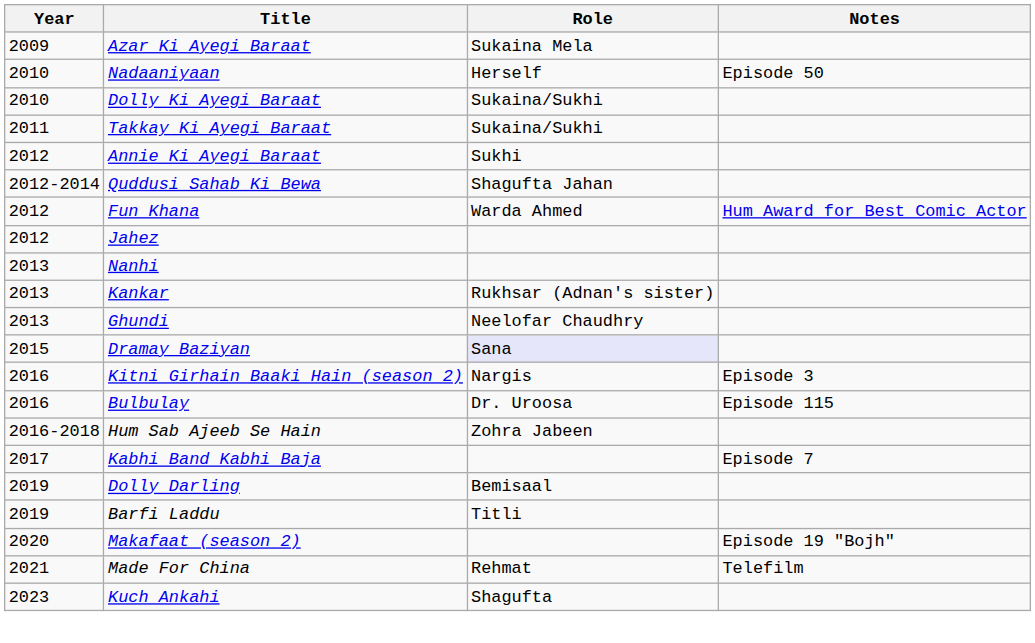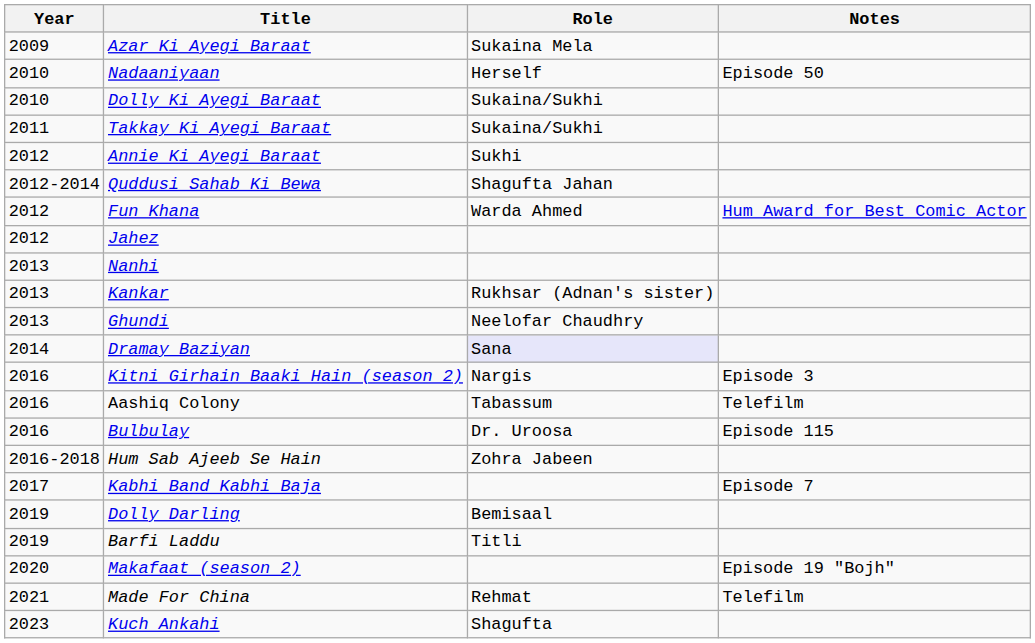(29, 349) 2015 -> (29, 349) 2014
+ row: (174, 404)
